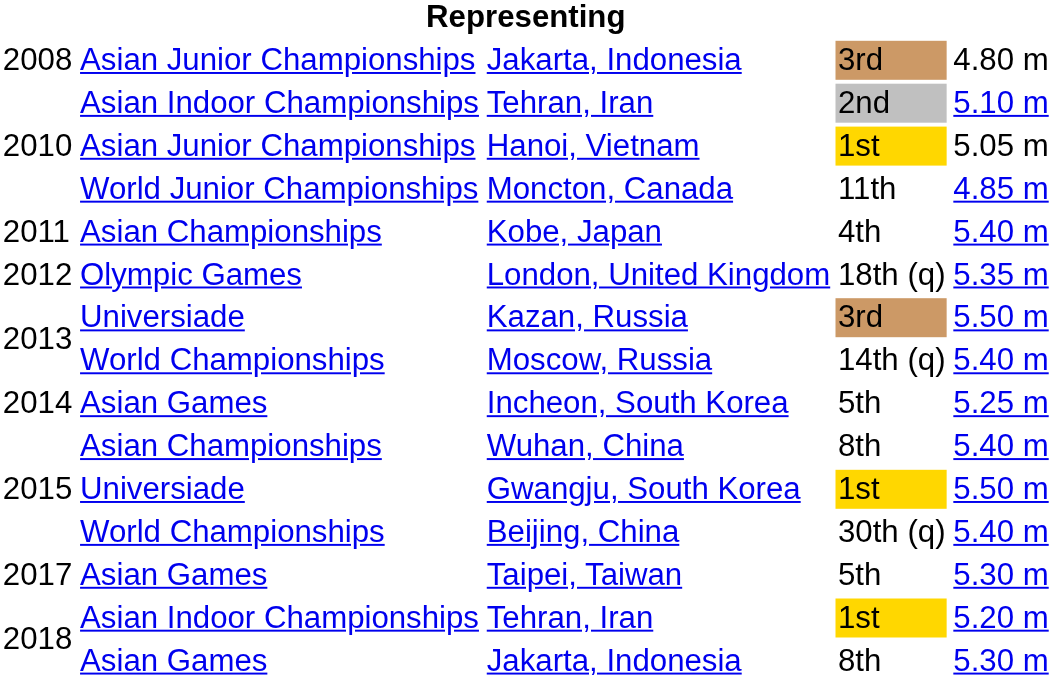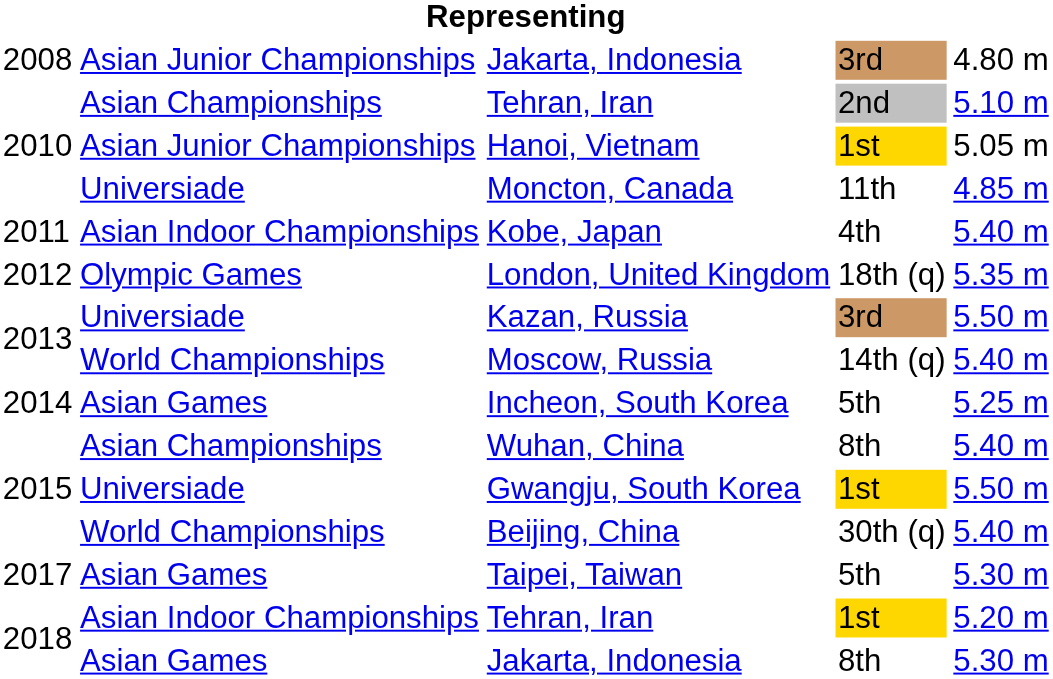(280, 102) Asian Indoor Championships -> (231, 102) Asian Championships
(279, 188) World Junior Championships -> (162, 188) Universiade
(231, 231) Asian Championships -> (280, 231) Asian Indoor Championships
